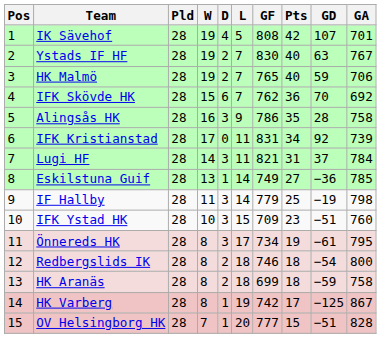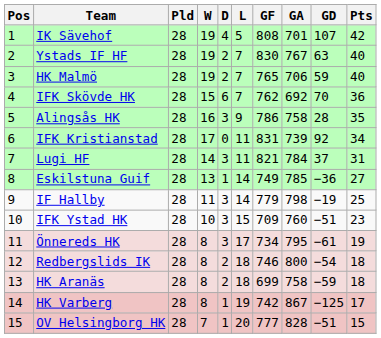columns swapped: (361, 15) <-> (296, 15)
